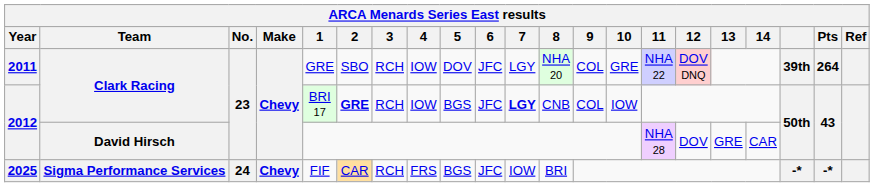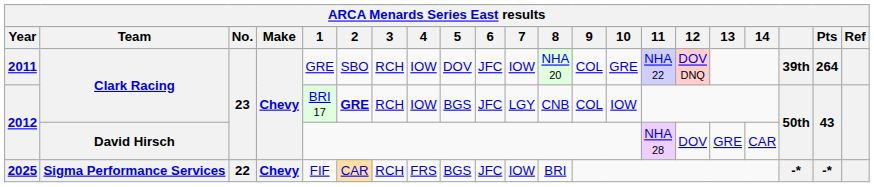(522, 67) LGY -> (522, 67) IOW
(522, 104) bold -> (522, 104) normal
(242, 170) 24 -> (242, 170) 22
